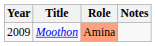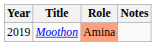(19, 32) 2009 -> (19, 32) 2019
